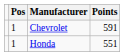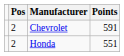(13, 28) 1 -> (13, 28) 2
(13, 44) 1 -> (13, 44) 2
